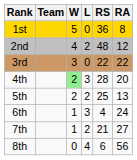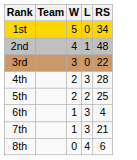- column: (122, 12)
(103, 29) 36 -> (103, 29) 34
(87, 46) 2 -> (87, 46) 1
(74, 79) lightgreen background -> (74, 79) no background
(87, 130) 2 -> (87, 130) 3
